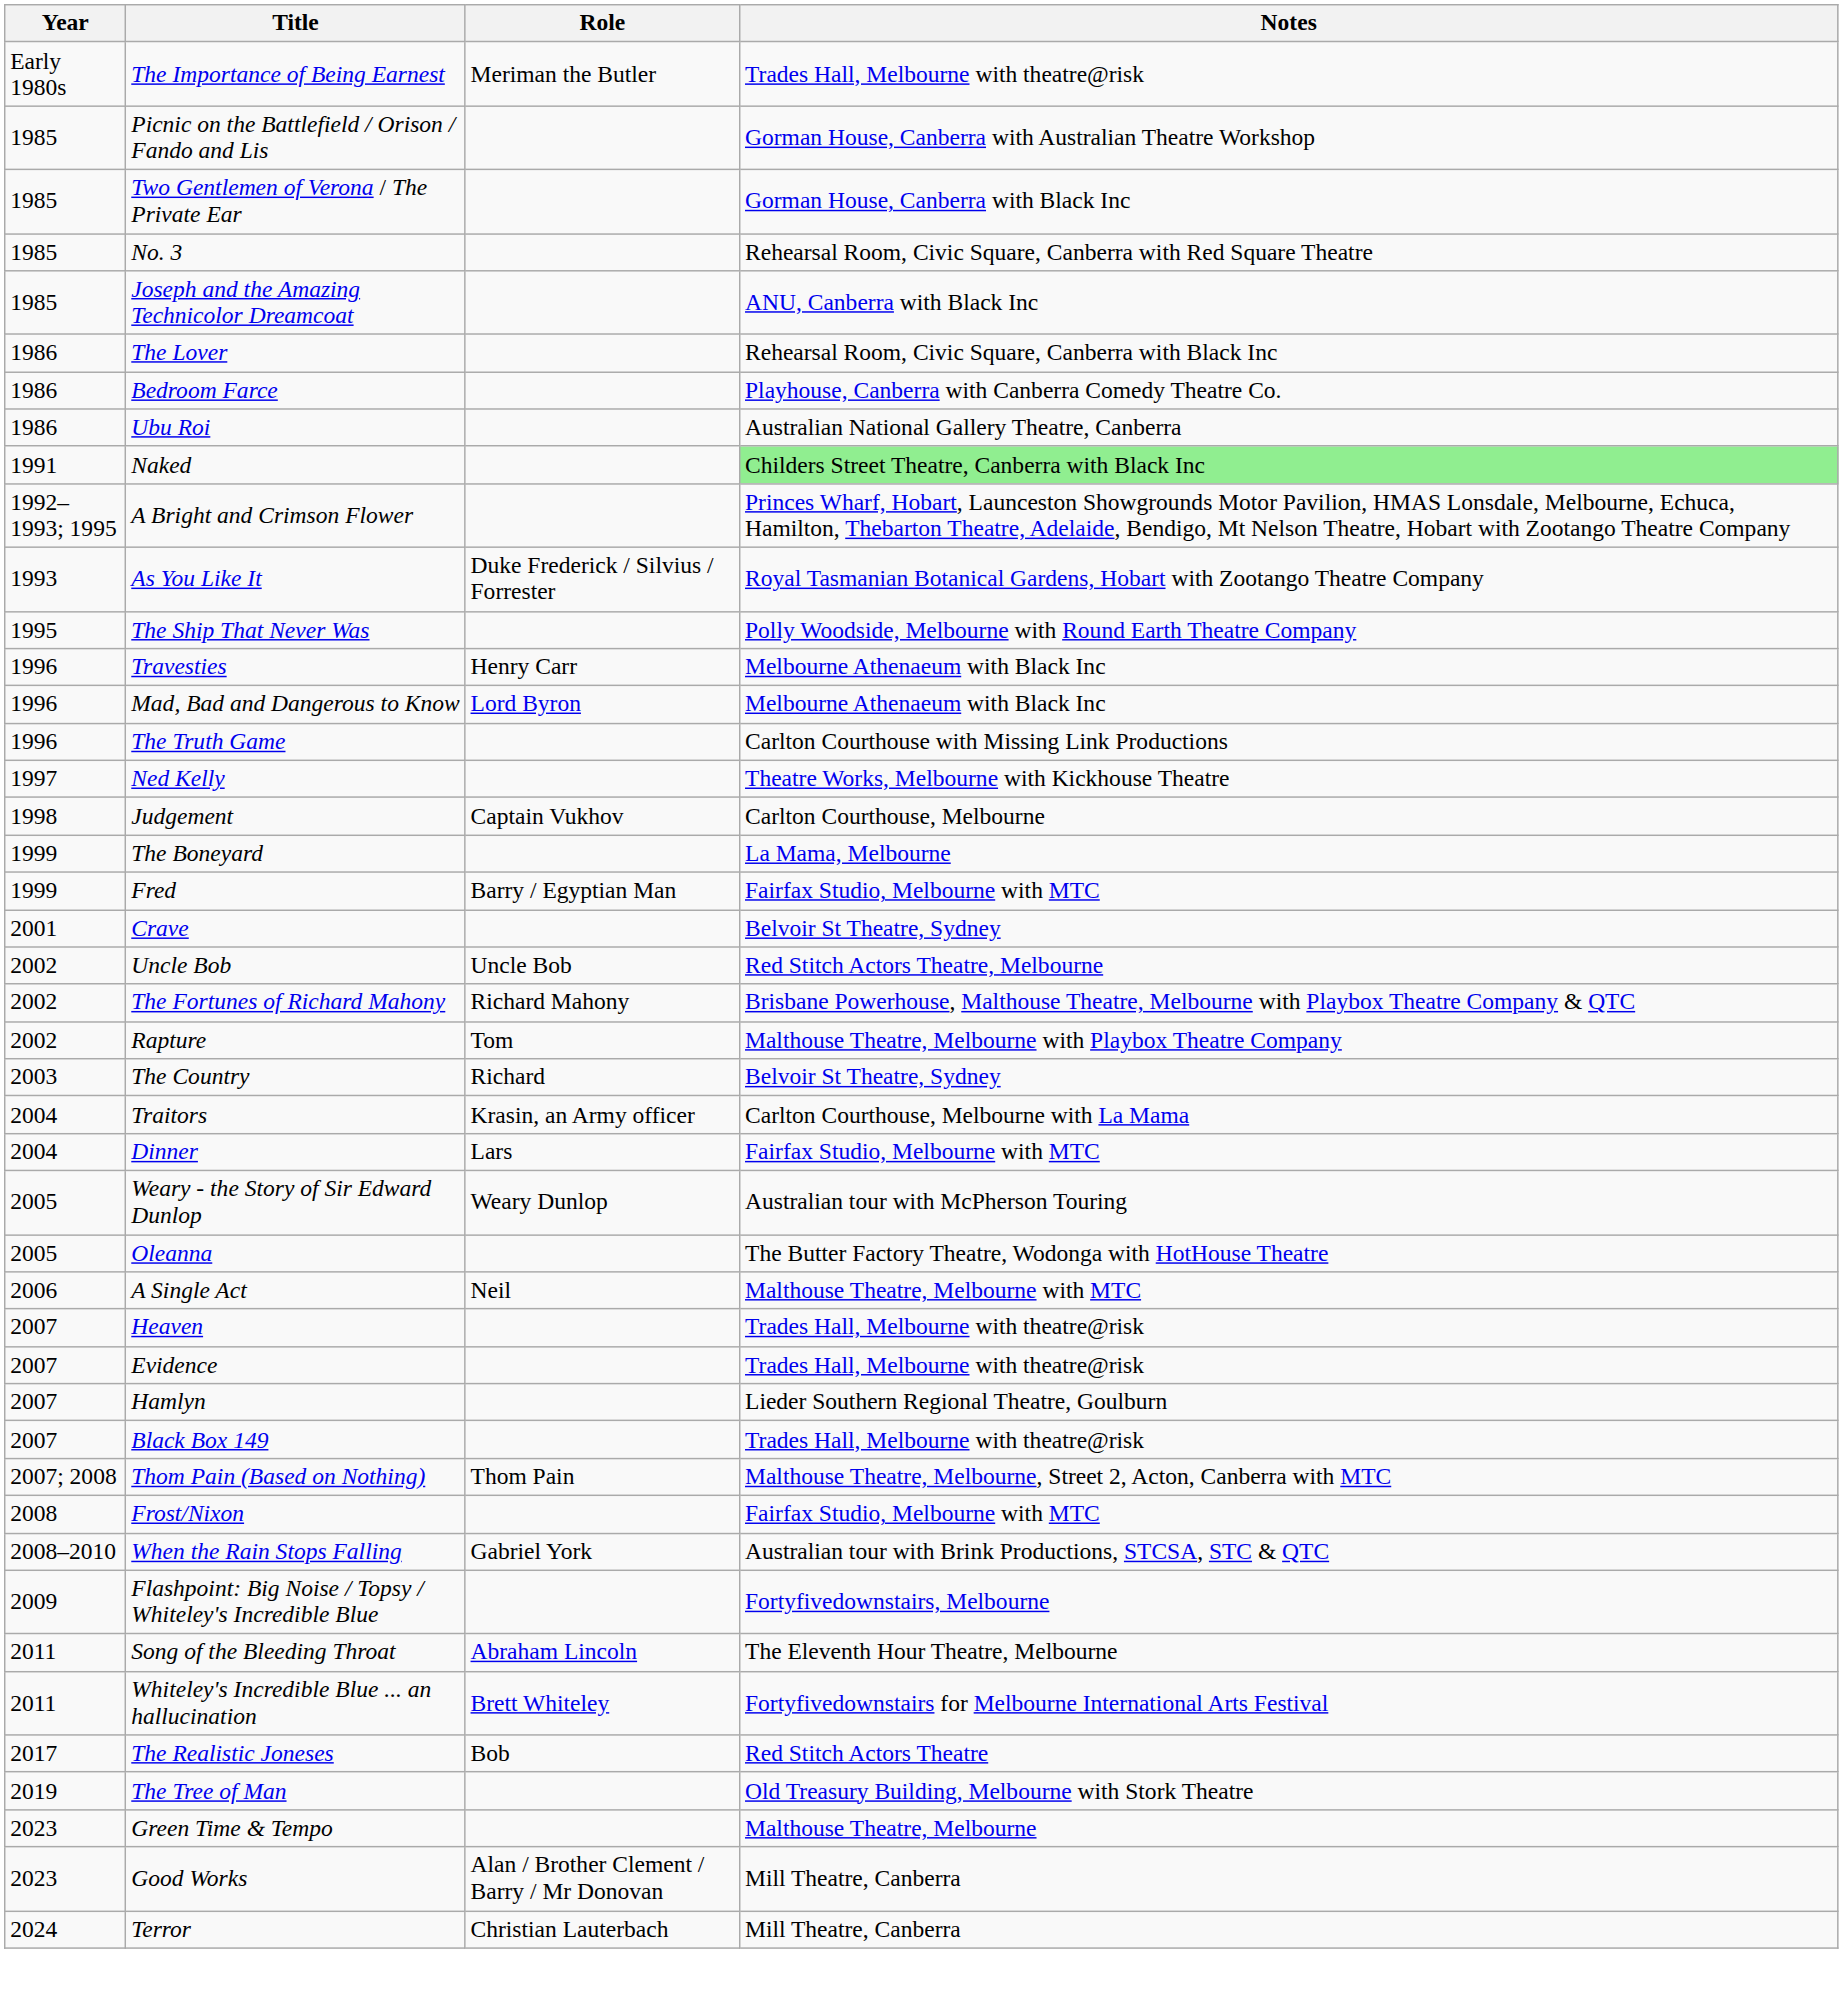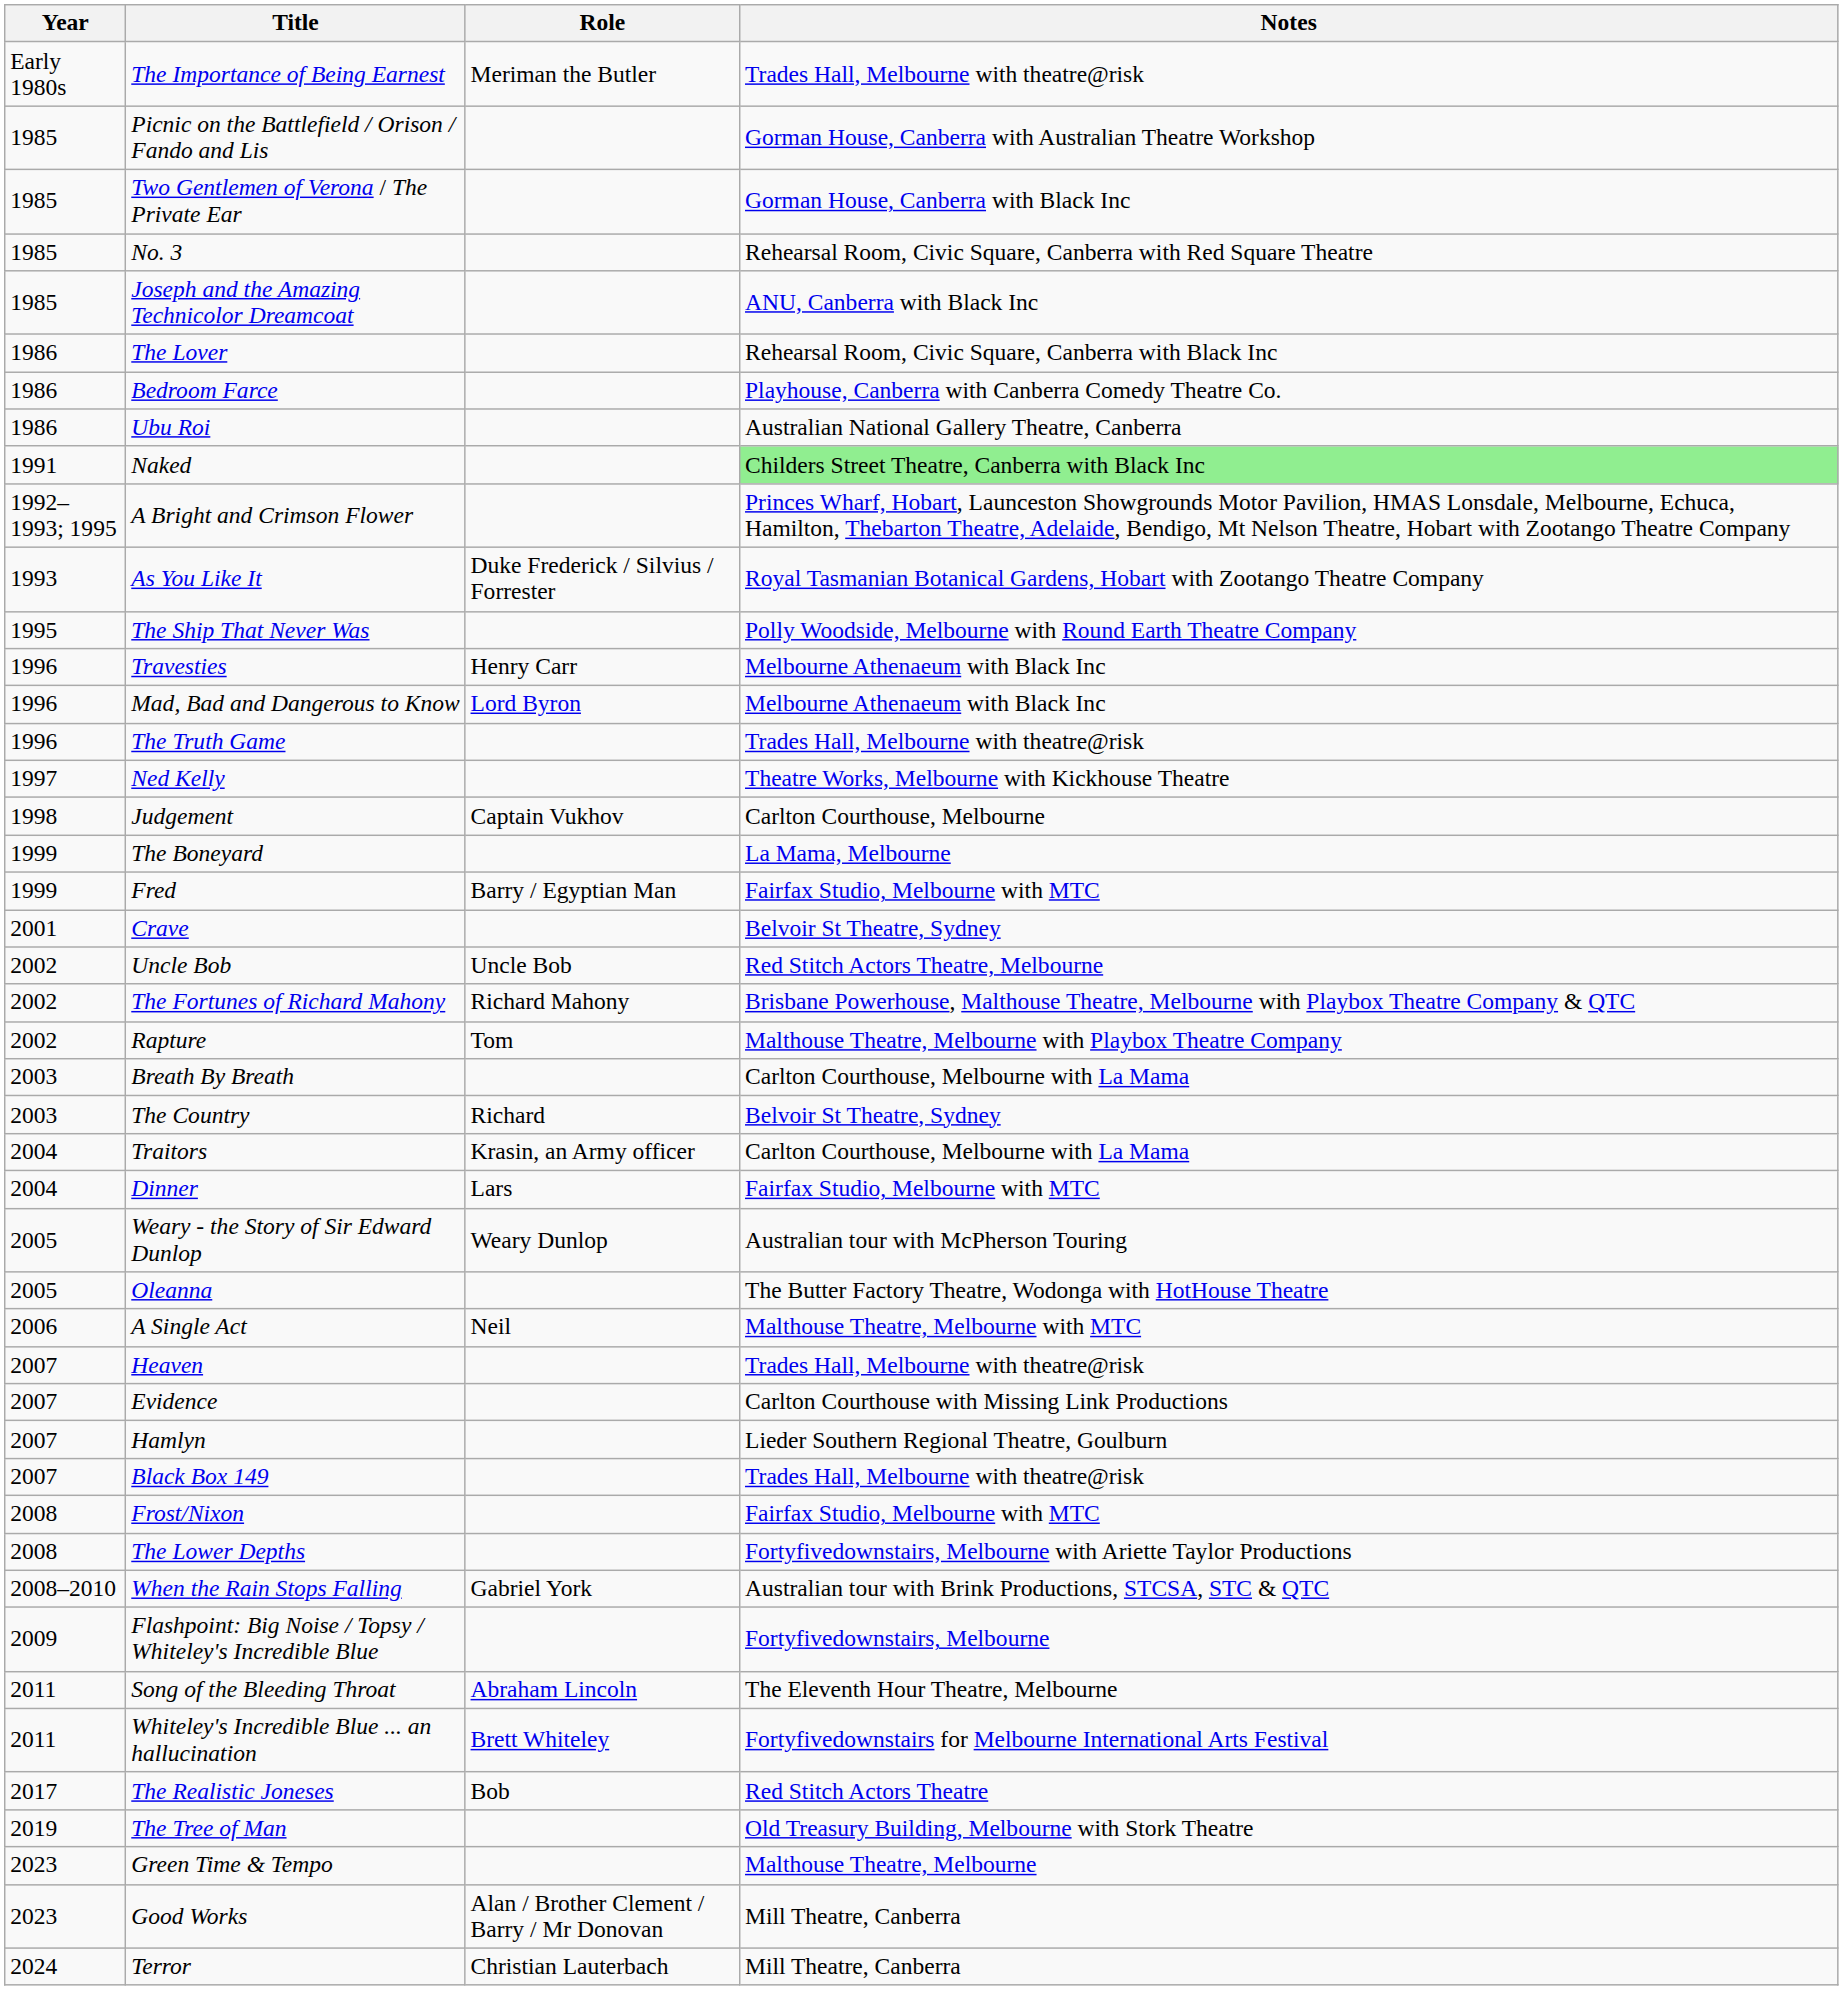(986, 741) Carlton Courthouse with Missing Link Productions -> (945, 741) Trades Hall, Melbourne with theatre@risk
+ row: (213, 1077)
(945, 1364) Trades Hall, Melbourne with theatre@risk -> (986, 1402) Carlton Courthouse with Missing Link Productions
- row: (278, 1476)
+ row: (218, 1551)
